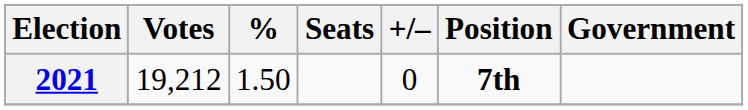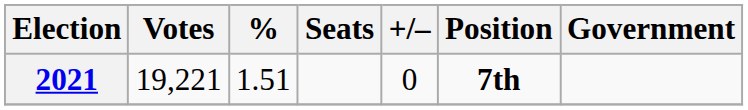(179, 78) 19,212 -> (179, 78) 19,221
(263, 78) 1.50 -> (263, 78) 1.51
